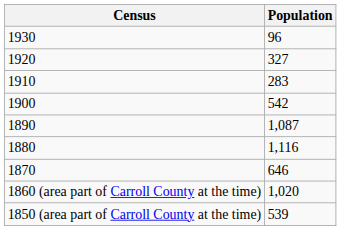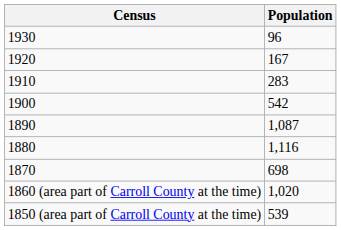(278, 59) 327 -> (278, 59) 167
(278, 170) 646 -> (278, 170) 698
